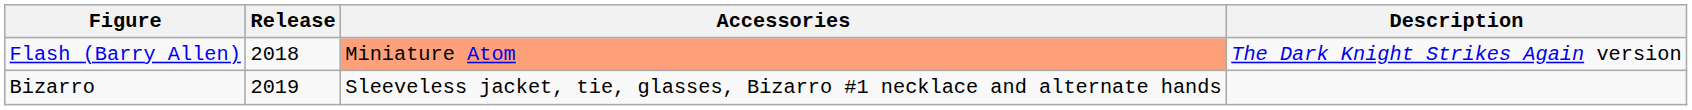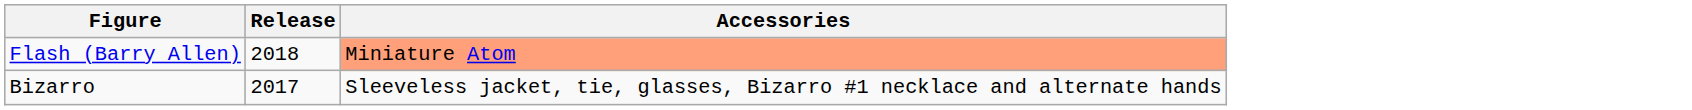- column: (1456, 21)
(275, 87) 2019 -> (275, 87) 2017
